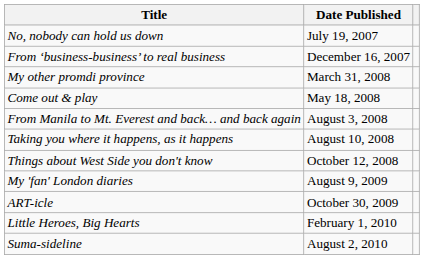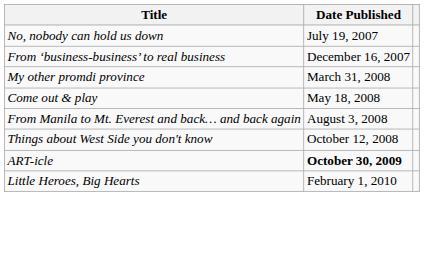- row: (120, 139)
- row: (70, 181)
(353, 202) normal -> (354, 160) bold
- row: (45, 243)
